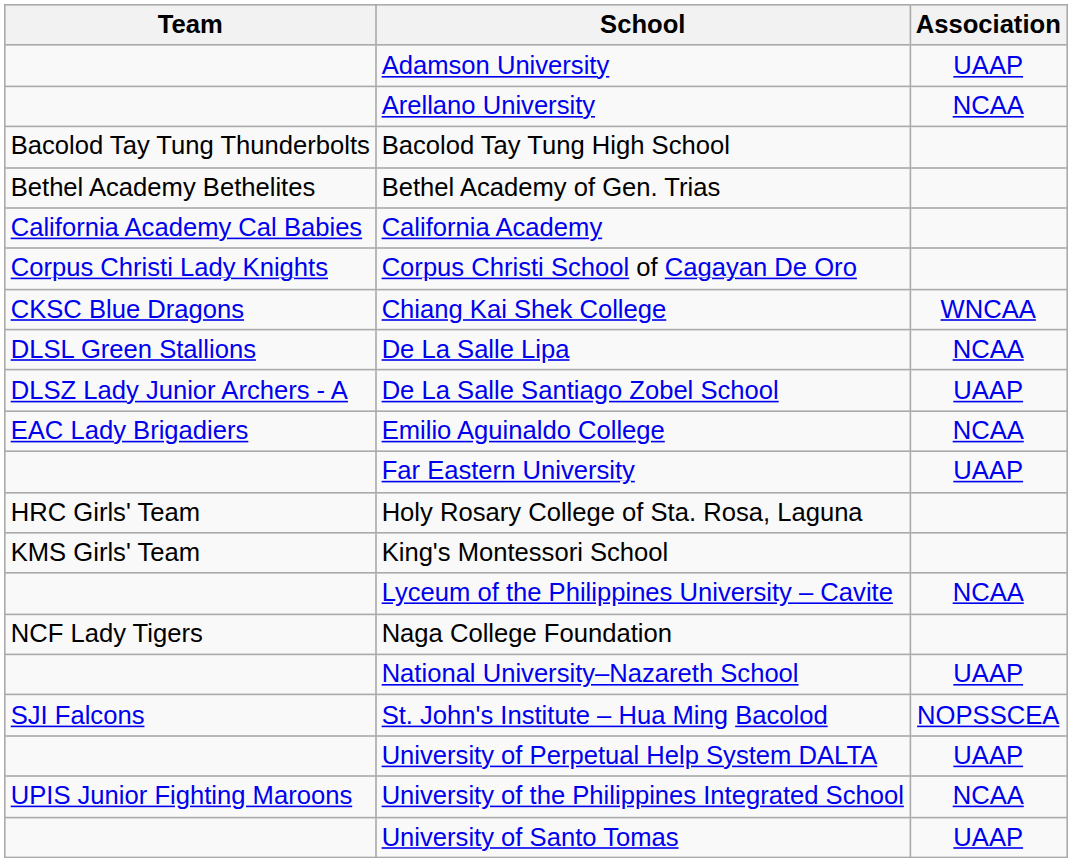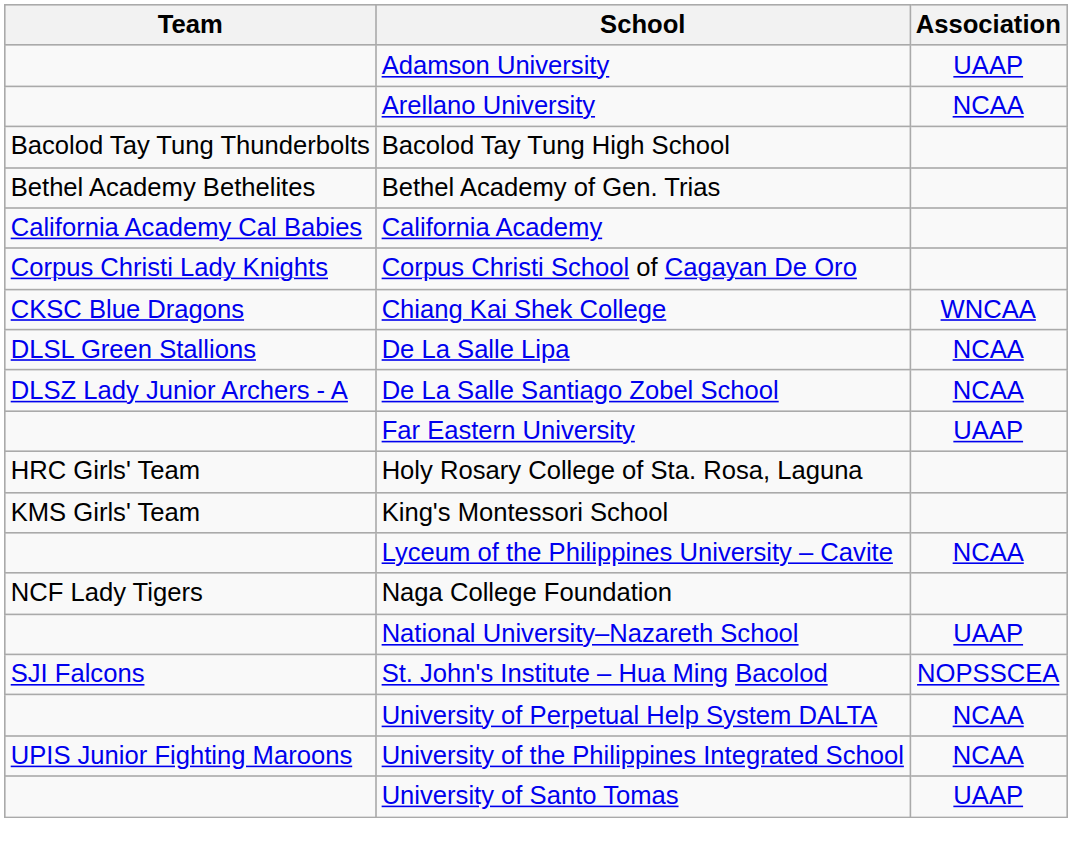(988, 390) UAAP -> (988, 390) NCAA
- row: (523, 430)
(988, 755) UAAP -> (988, 715) NCAA
